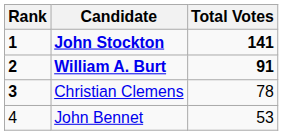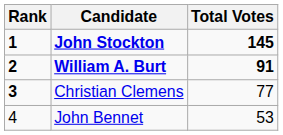(261, 42) 141 -> (261, 42) 145
(265, 92) 78 -> (265, 92) 77
